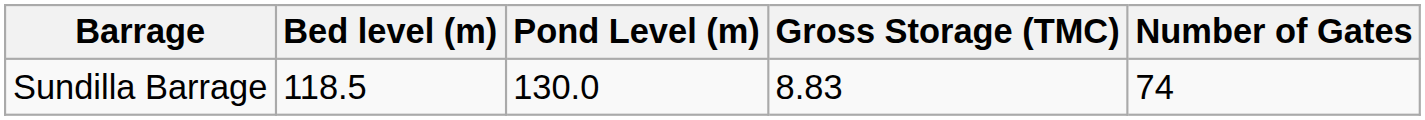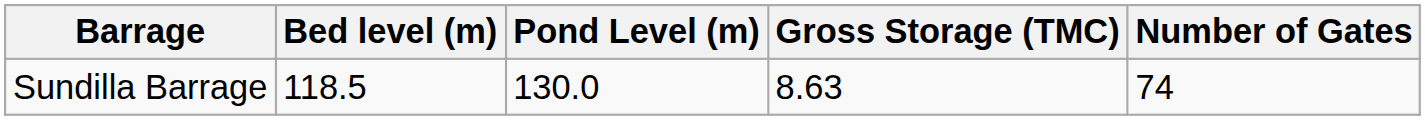(809, 86) 8.83 -> (809, 86) 8.63
